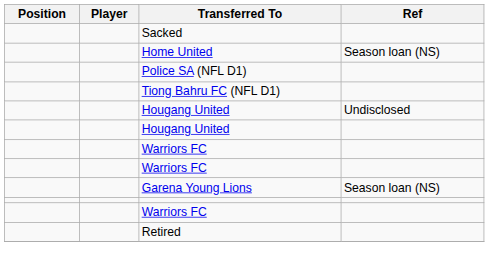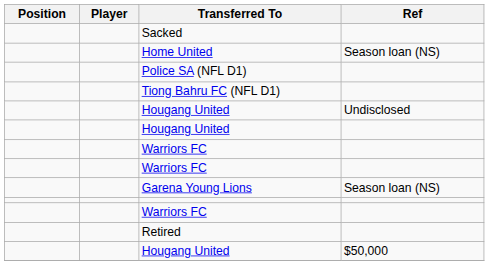+ row: (186, 251)
